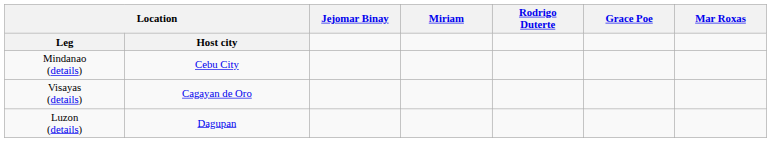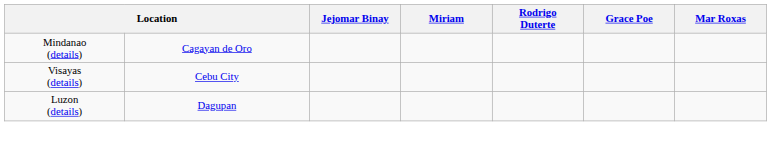- row: (65, 42)
(217, 65) Cebu City -> (217, 48) Cagayan de Oro
(217, 94) Cagayan de Oro -> (217, 77) Cebu City
